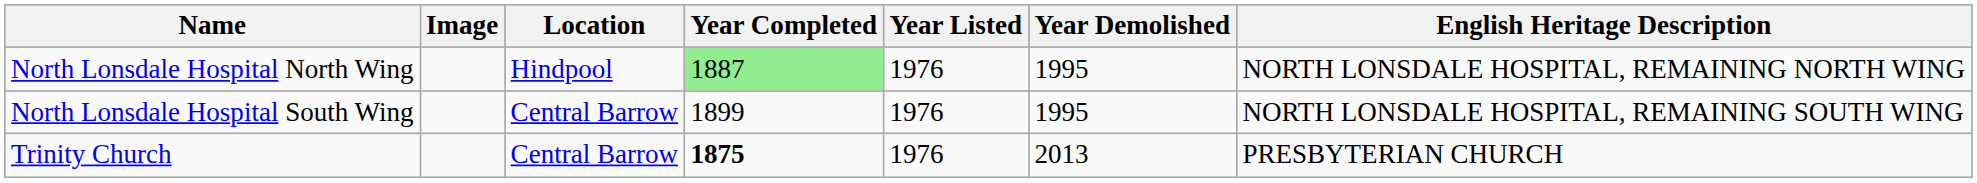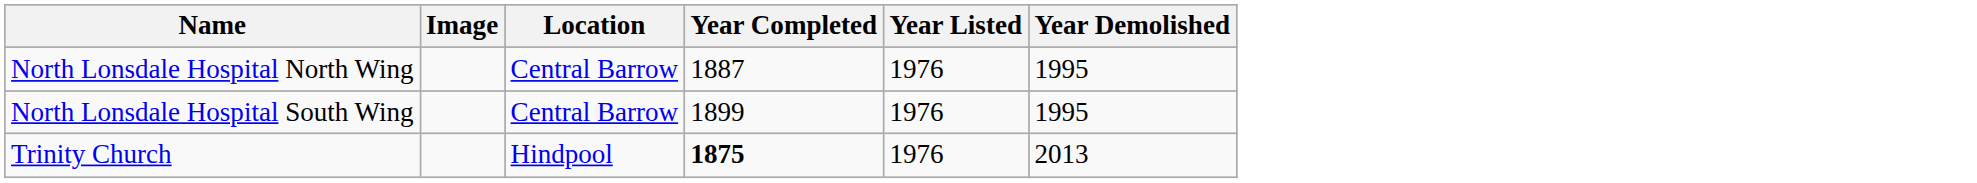- column: (1604, 25)
(562, 68) Hindpool -> (594, 68) Central Barrow
(718, 68) lightgreen background -> (718, 68) no background
(594, 154) Central Barrow -> (562, 154) Hindpool
